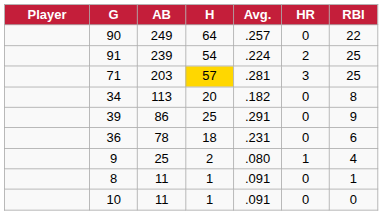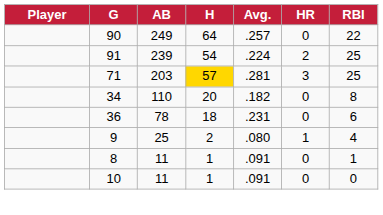(162, 96) 113 -> (162, 96) 110
- row: (114, 117)
